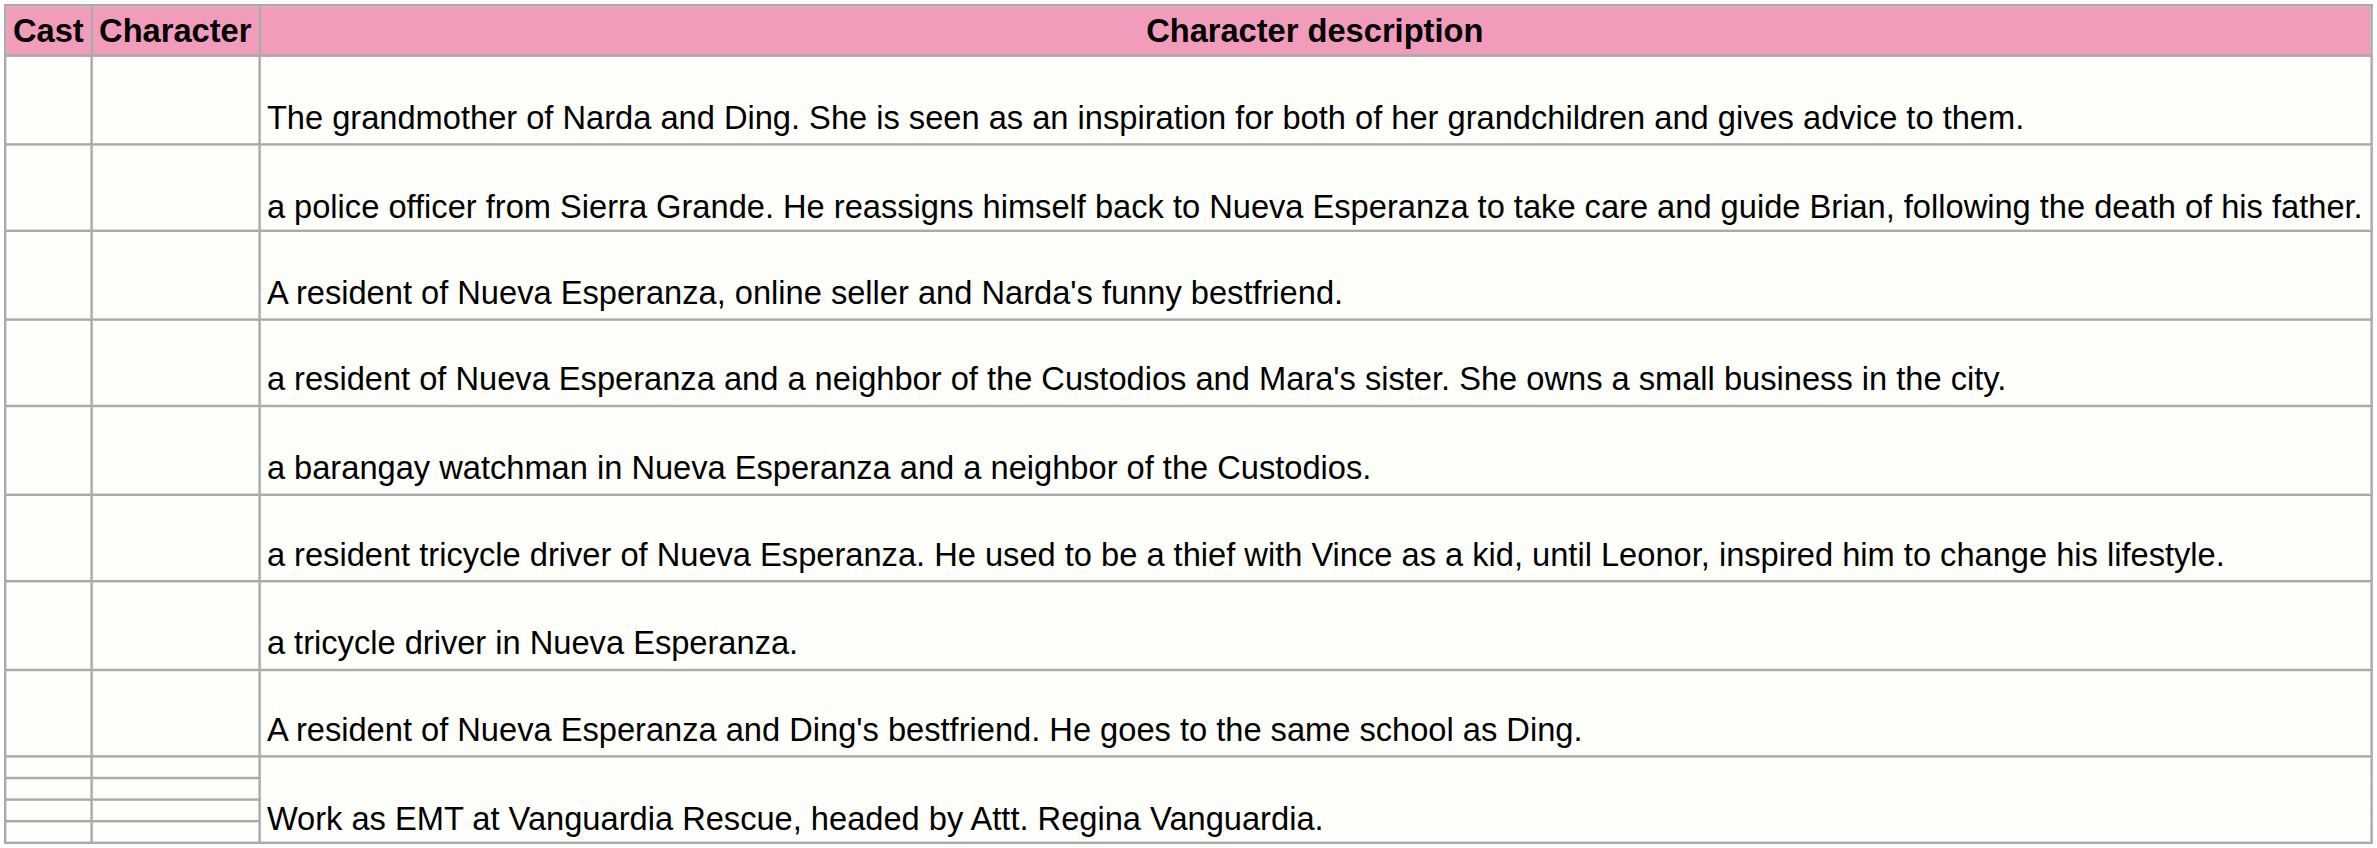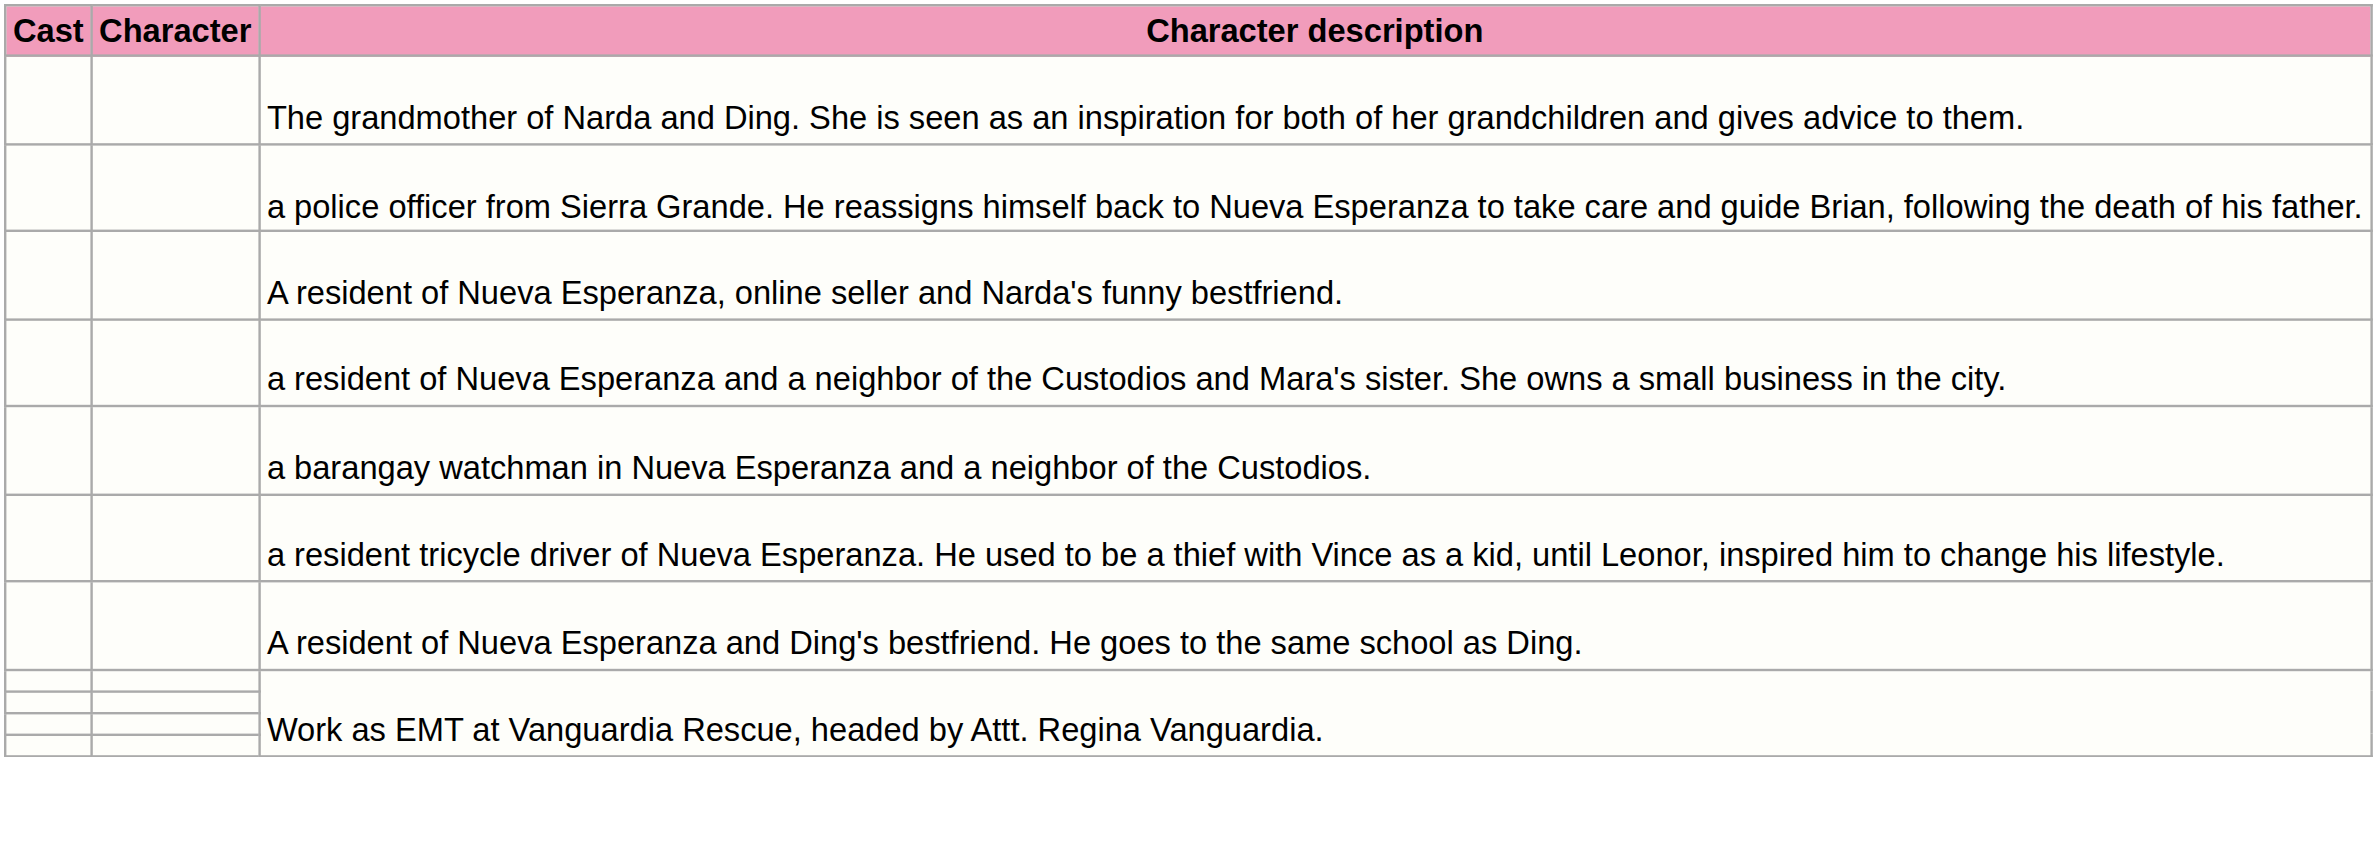- row: (48, 625)
